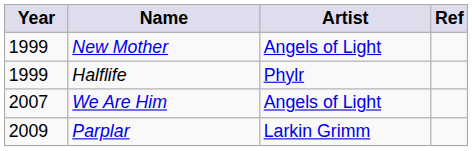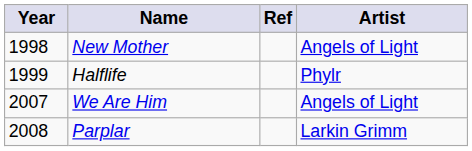columns swapped: (345, 18) <-> (449, 18)
(28, 46) 1999 -> (28, 46) 1998
(28, 131) 2009 -> (28, 131) 2008
